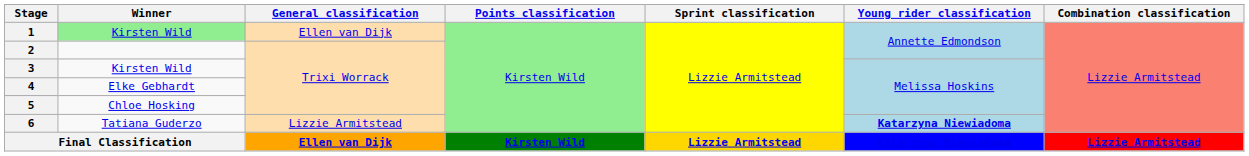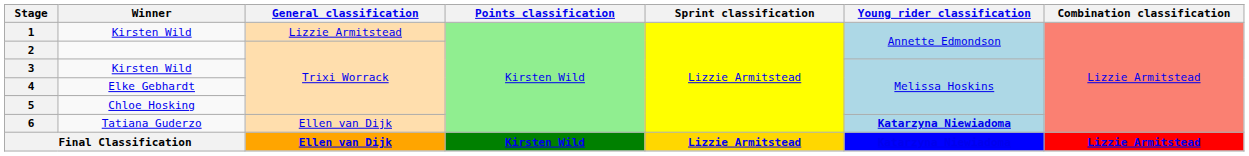(152, 32) lightgreen background -> (152, 32) no background
(345, 32) Ellen van Dijk -> (345, 32) Lizzie Armitstead
(345, 124) Lizzie Armitstead -> (345, 124) Ellen van Dijk
